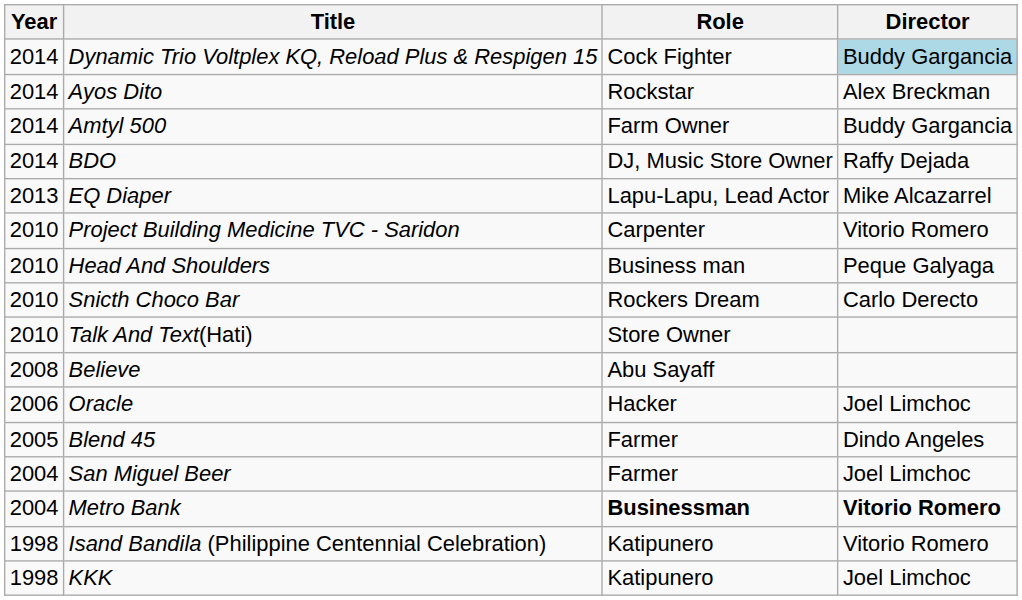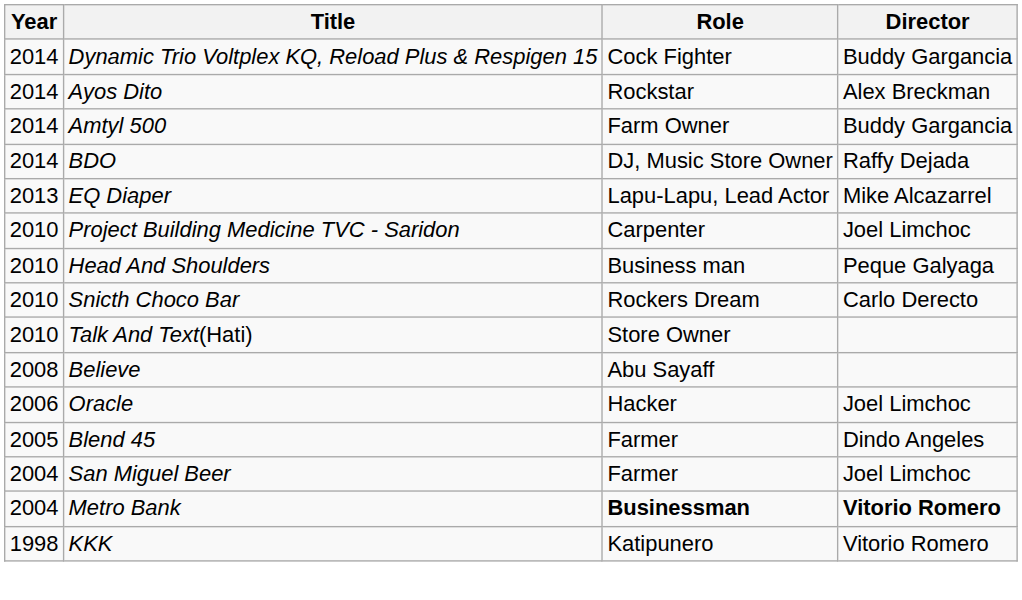(928, 56) lightblue background -> (928, 56) no background
(916, 230) Vitorio Romero -> (907, 230) Joel Limchoc
- row: (307, 543)
(907, 578) Joel Limchoc -> (916, 543) Vitorio Romero
